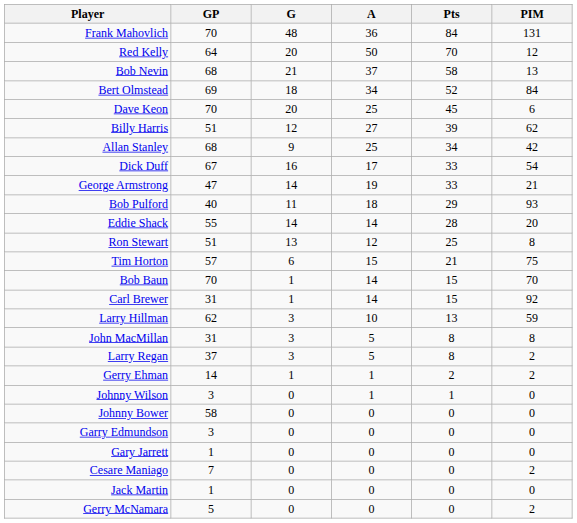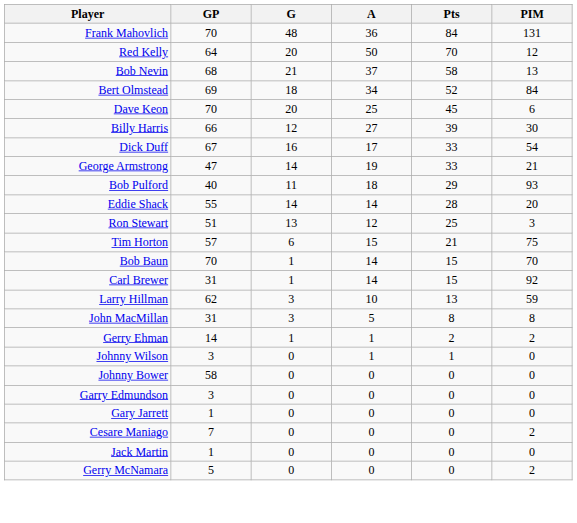(211, 128) 51 -> (211, 128) 66
(532, 128) 62 -> (532, 128) 30
- row: (135, 147)
(532, 242) 8 -> (532, 223) 3
- row: (138, 356)
